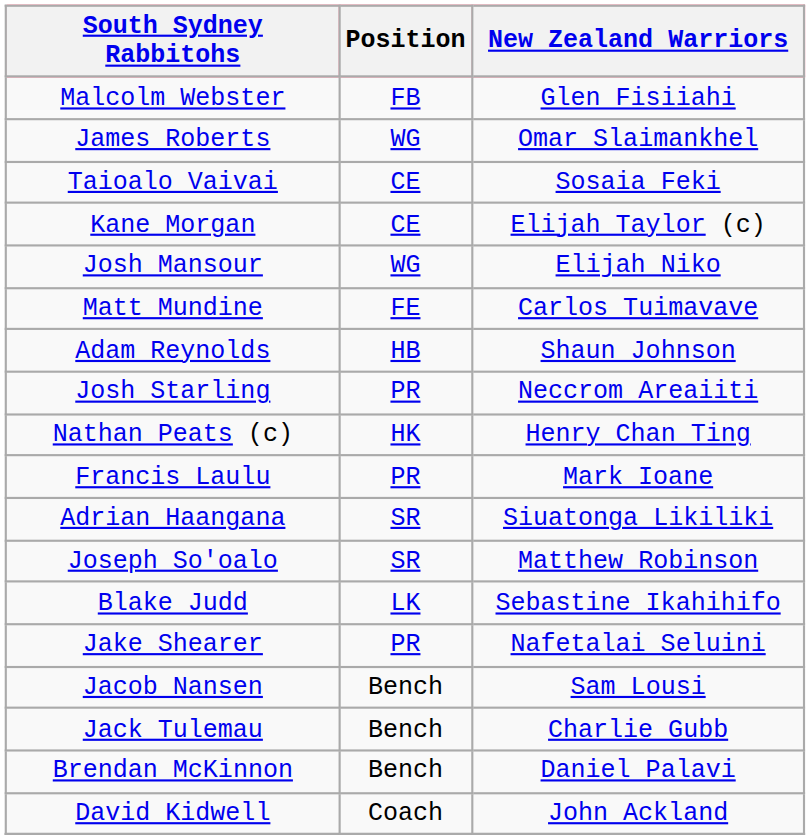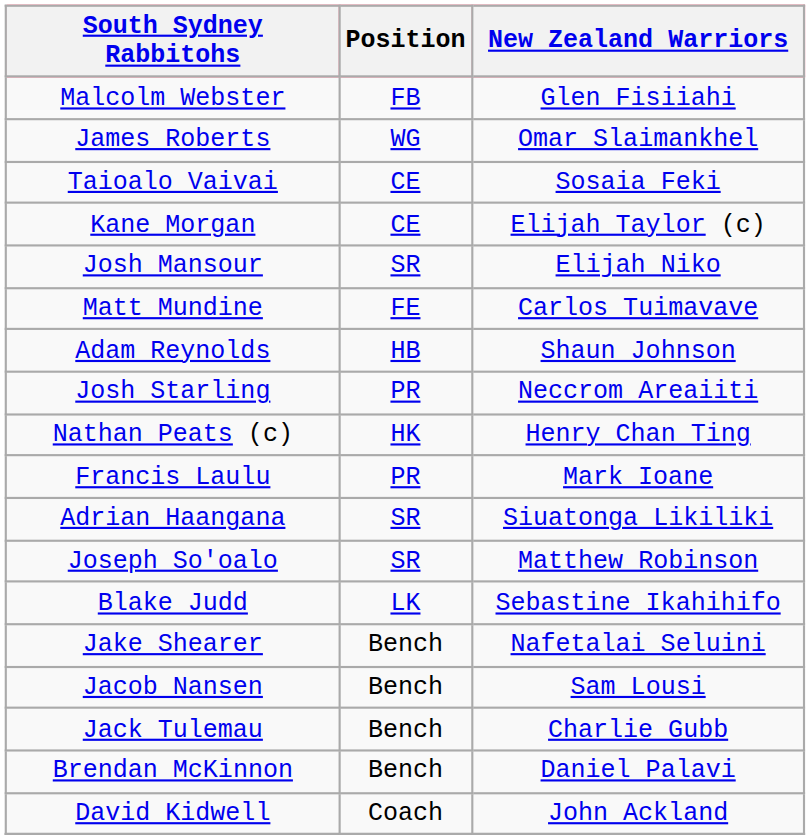(405, 266) WG -> (405, 266) SR
(405, 645) PR -> (405, 645) Bench
